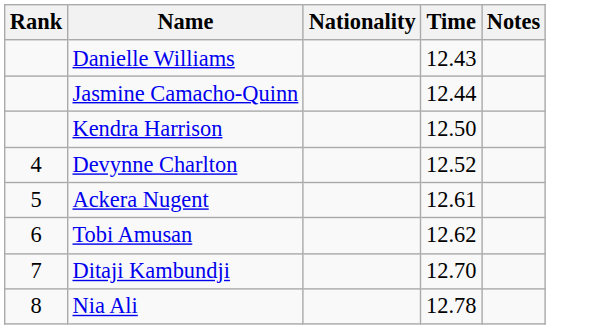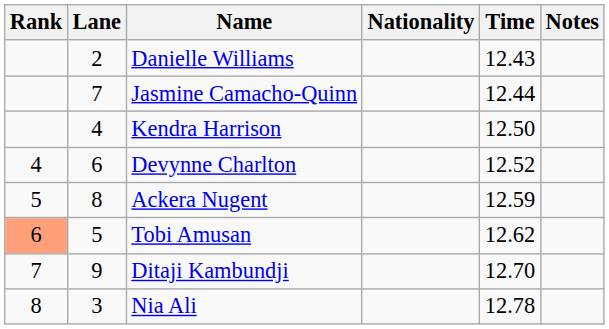+ column: (97, 22)
(451, 199) 12.61 -> (510, 199) 12.59
(36, 235) no background -> (36, 235) lightsalmon background
